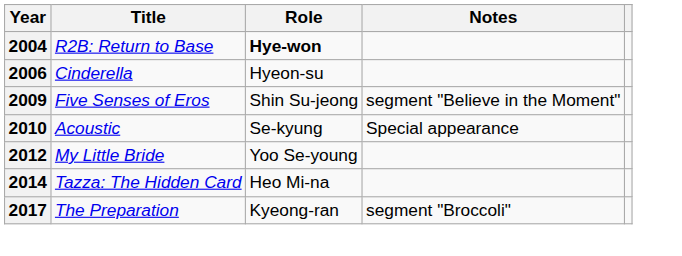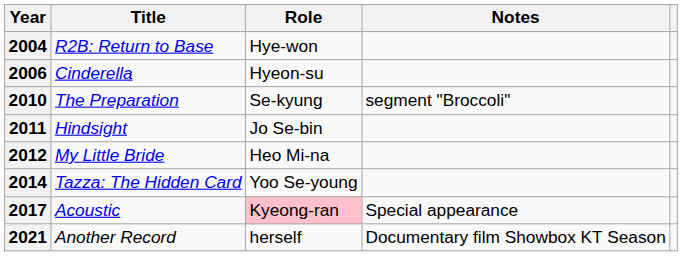(286, 45) bold -> (284, 45) normal
- row: (28, 100)
(88, 127) Acoustic -> (117, 100) The Preparation
(442, 127) Special appearance -> (438, 100) segment "Broccoli"
+ row: (28, 127)
(304, 155) Yoo Se-young -> (289, 155) Heo Mi-na
(289, 182) Heo Mi-na -> (304, 182) Yoo Se-young
(117, 210) The Preparation -> (88, 210) Acoustic
(294, 210) no background -> (294, 210) pink background
(438, 210) segment "Broccoli" -> (442, 210) Special appearance
+ row: (28, 237)
